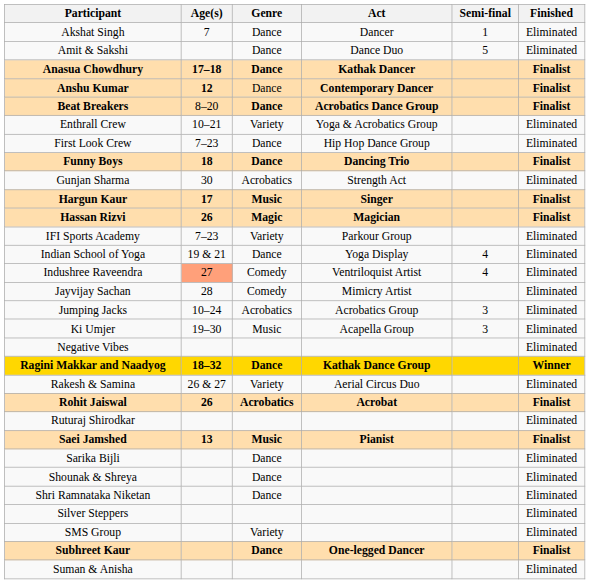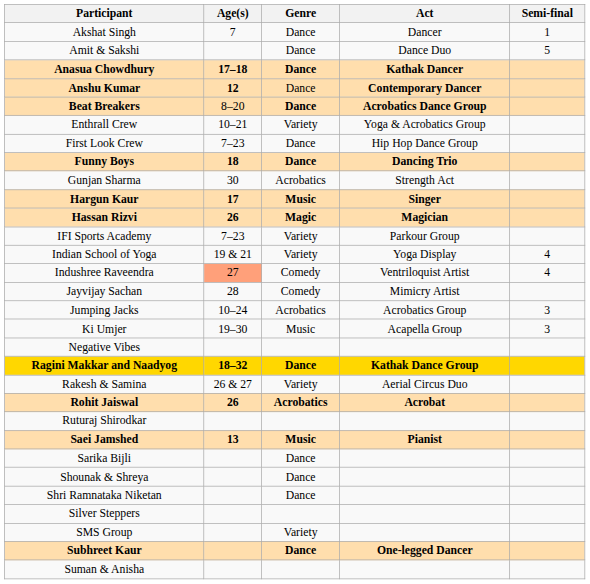- column: (552, 13)
(267, 254) Dance -> (301, 254) Variety
